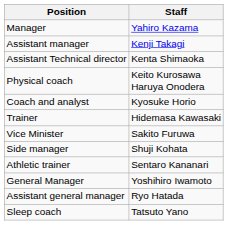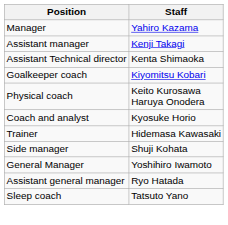+ row: (47, 75)
- row: (35, 133)
- row: (38, 165)
